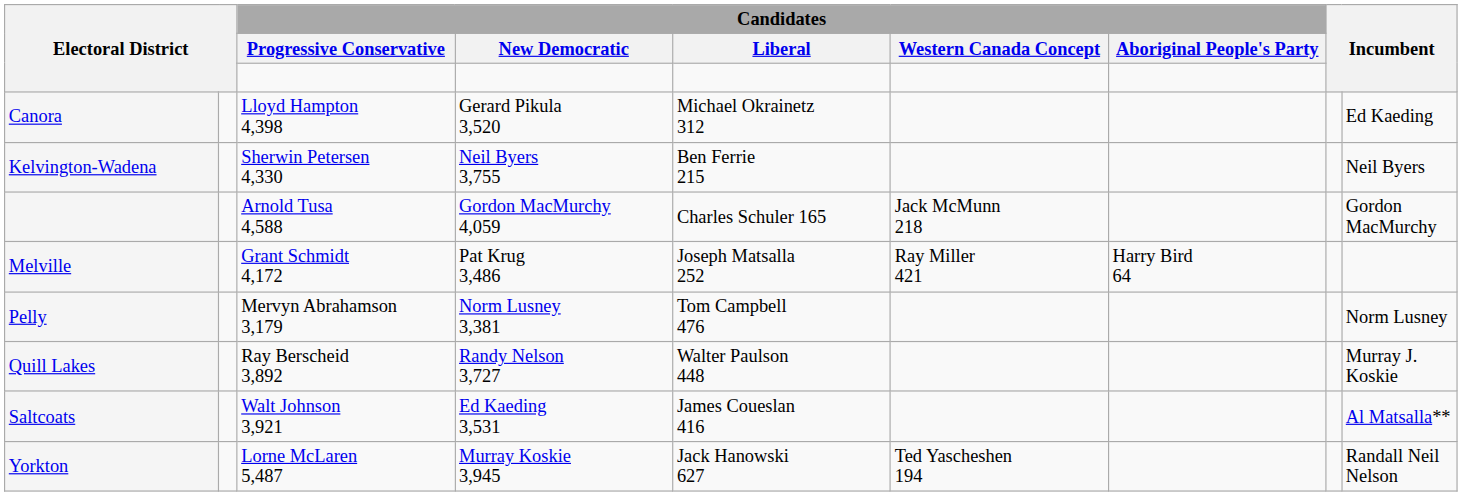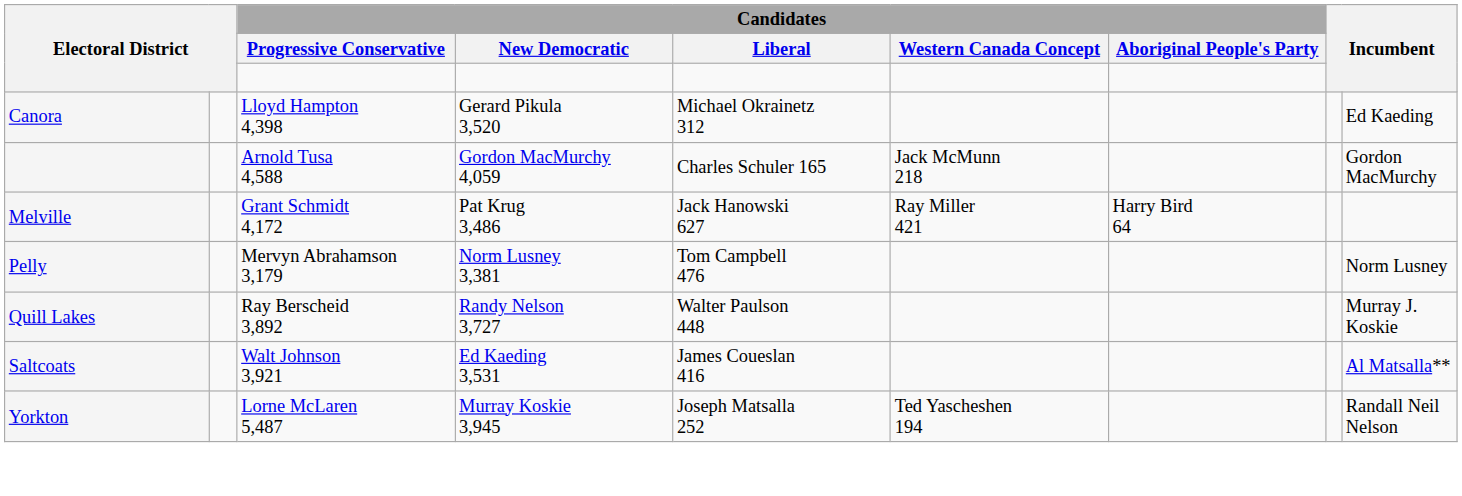- row: (83, 166)
(736, 266) Joseph Matsalla 252 -> (733, 216) Jack Hanowski 627
(733, 466) Jack Hanowski 627 -> (736, 416) Joseph Matsalla 252
